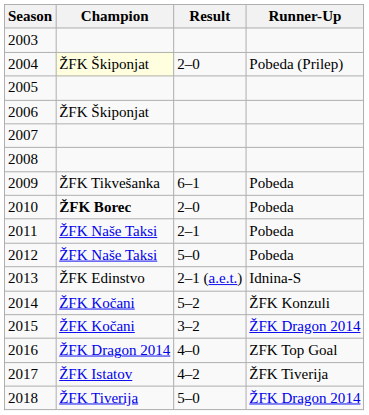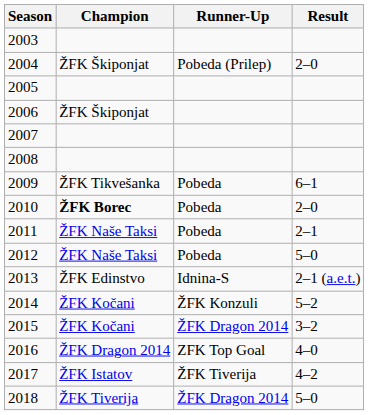columns swapped: (210, 16) <-> (305, 16)
(104, 64) lightyellow background -> (104, 64) no background
